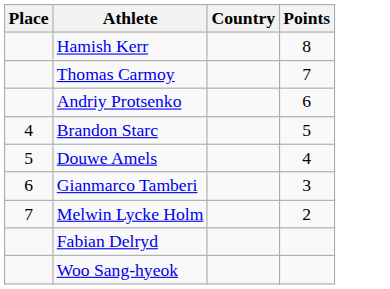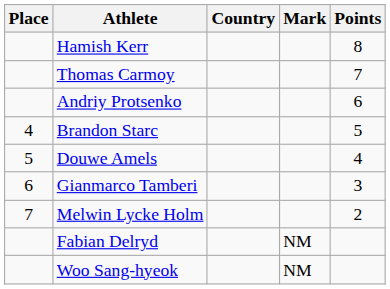+ column: (305, 18)
